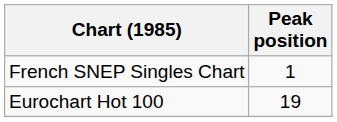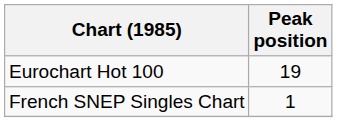rows swapped: (86, 101) <-> (127, 71)
